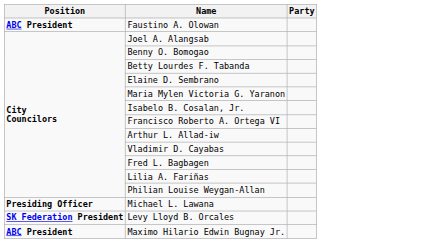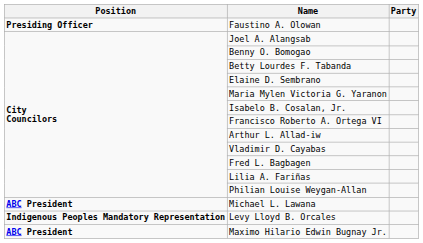(39, 25) ABC President -> (50, 25) Presiding Officer
(50, 204) Presiding Officer -> (39, 204) ABC President
(65, 218) SK Federation President -> (116, 218) Indigenous Peoples Mandatory Representation
